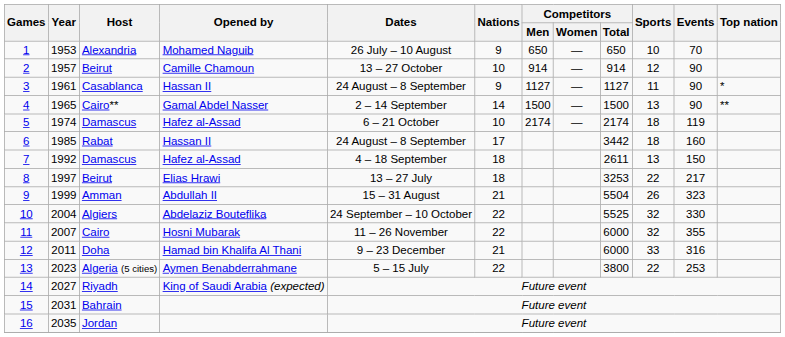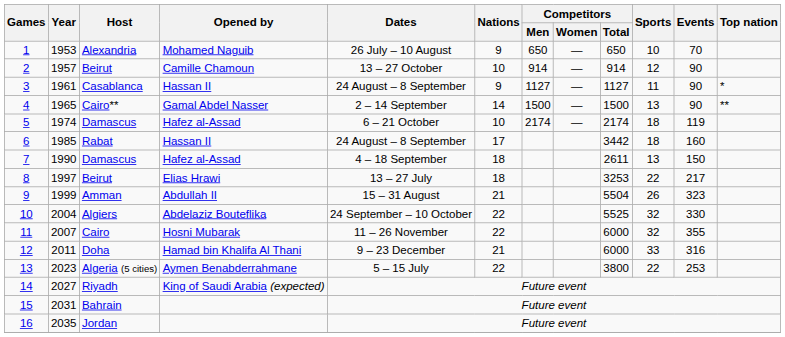(64, 159) 1992 -> (64, 159) 1990
